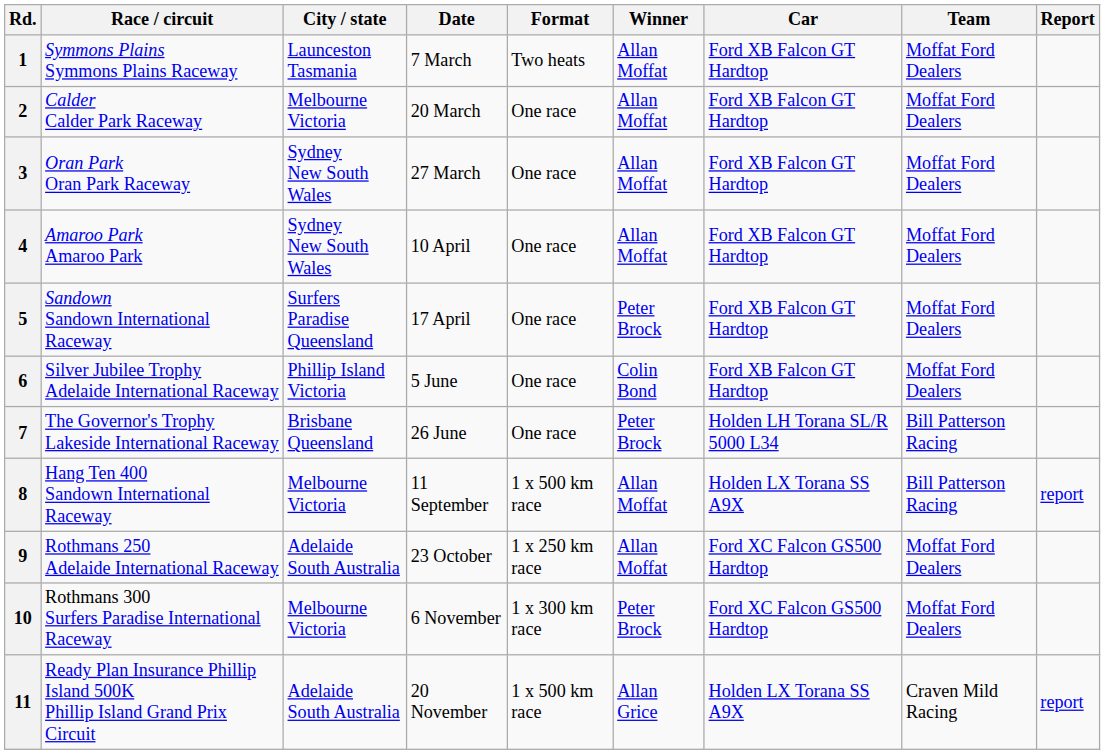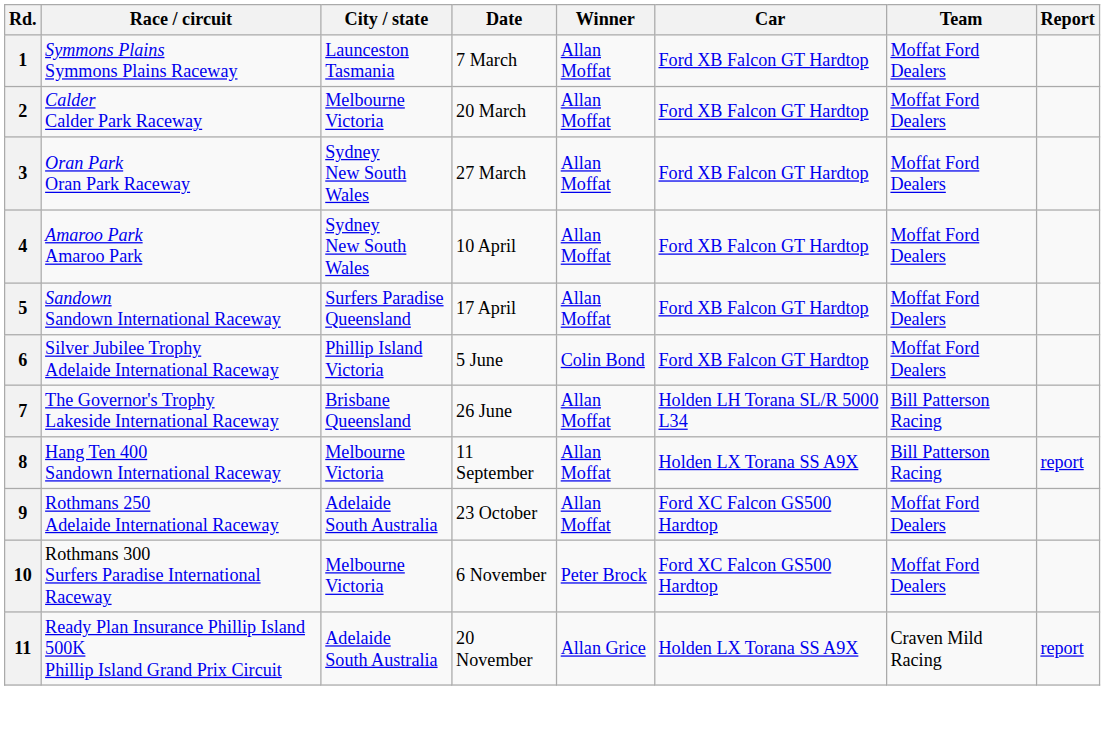- column: (560, 19)
(639, 319) Peter Brock -> (586, 308) Allan Moffat
(639, 432) Peter Brock -> (586, 411) Allan Moffat
